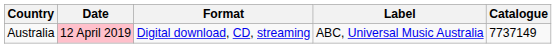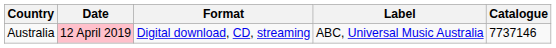(513, 33) 7737149 -> (513, 33) 7737146
